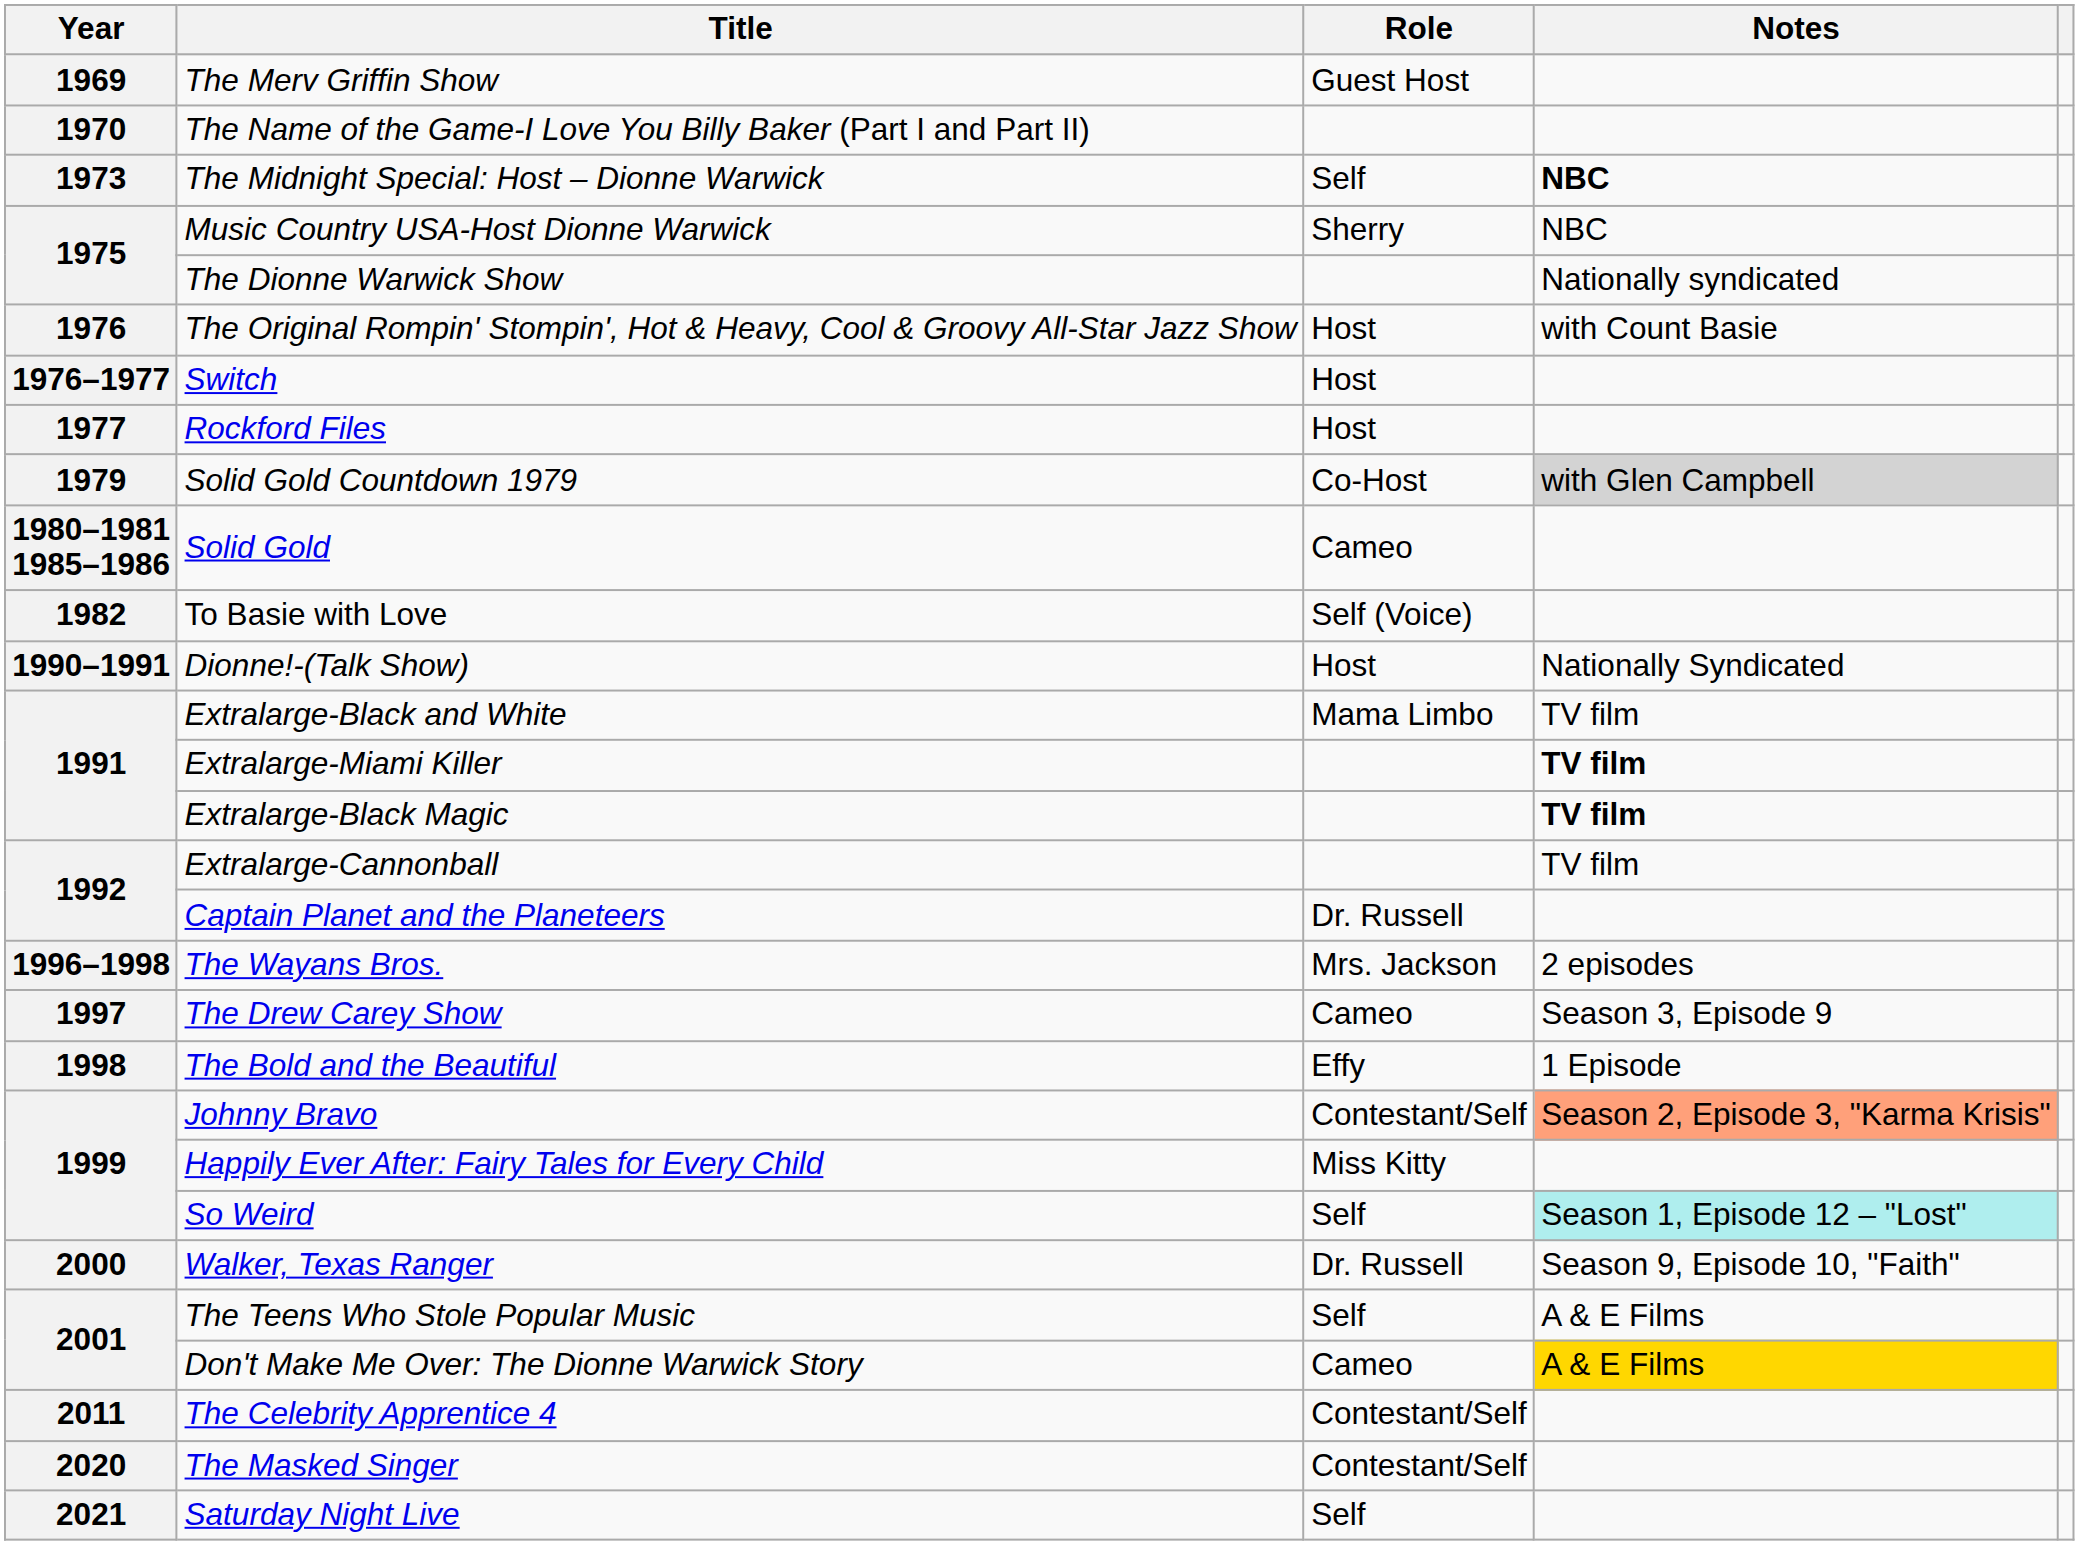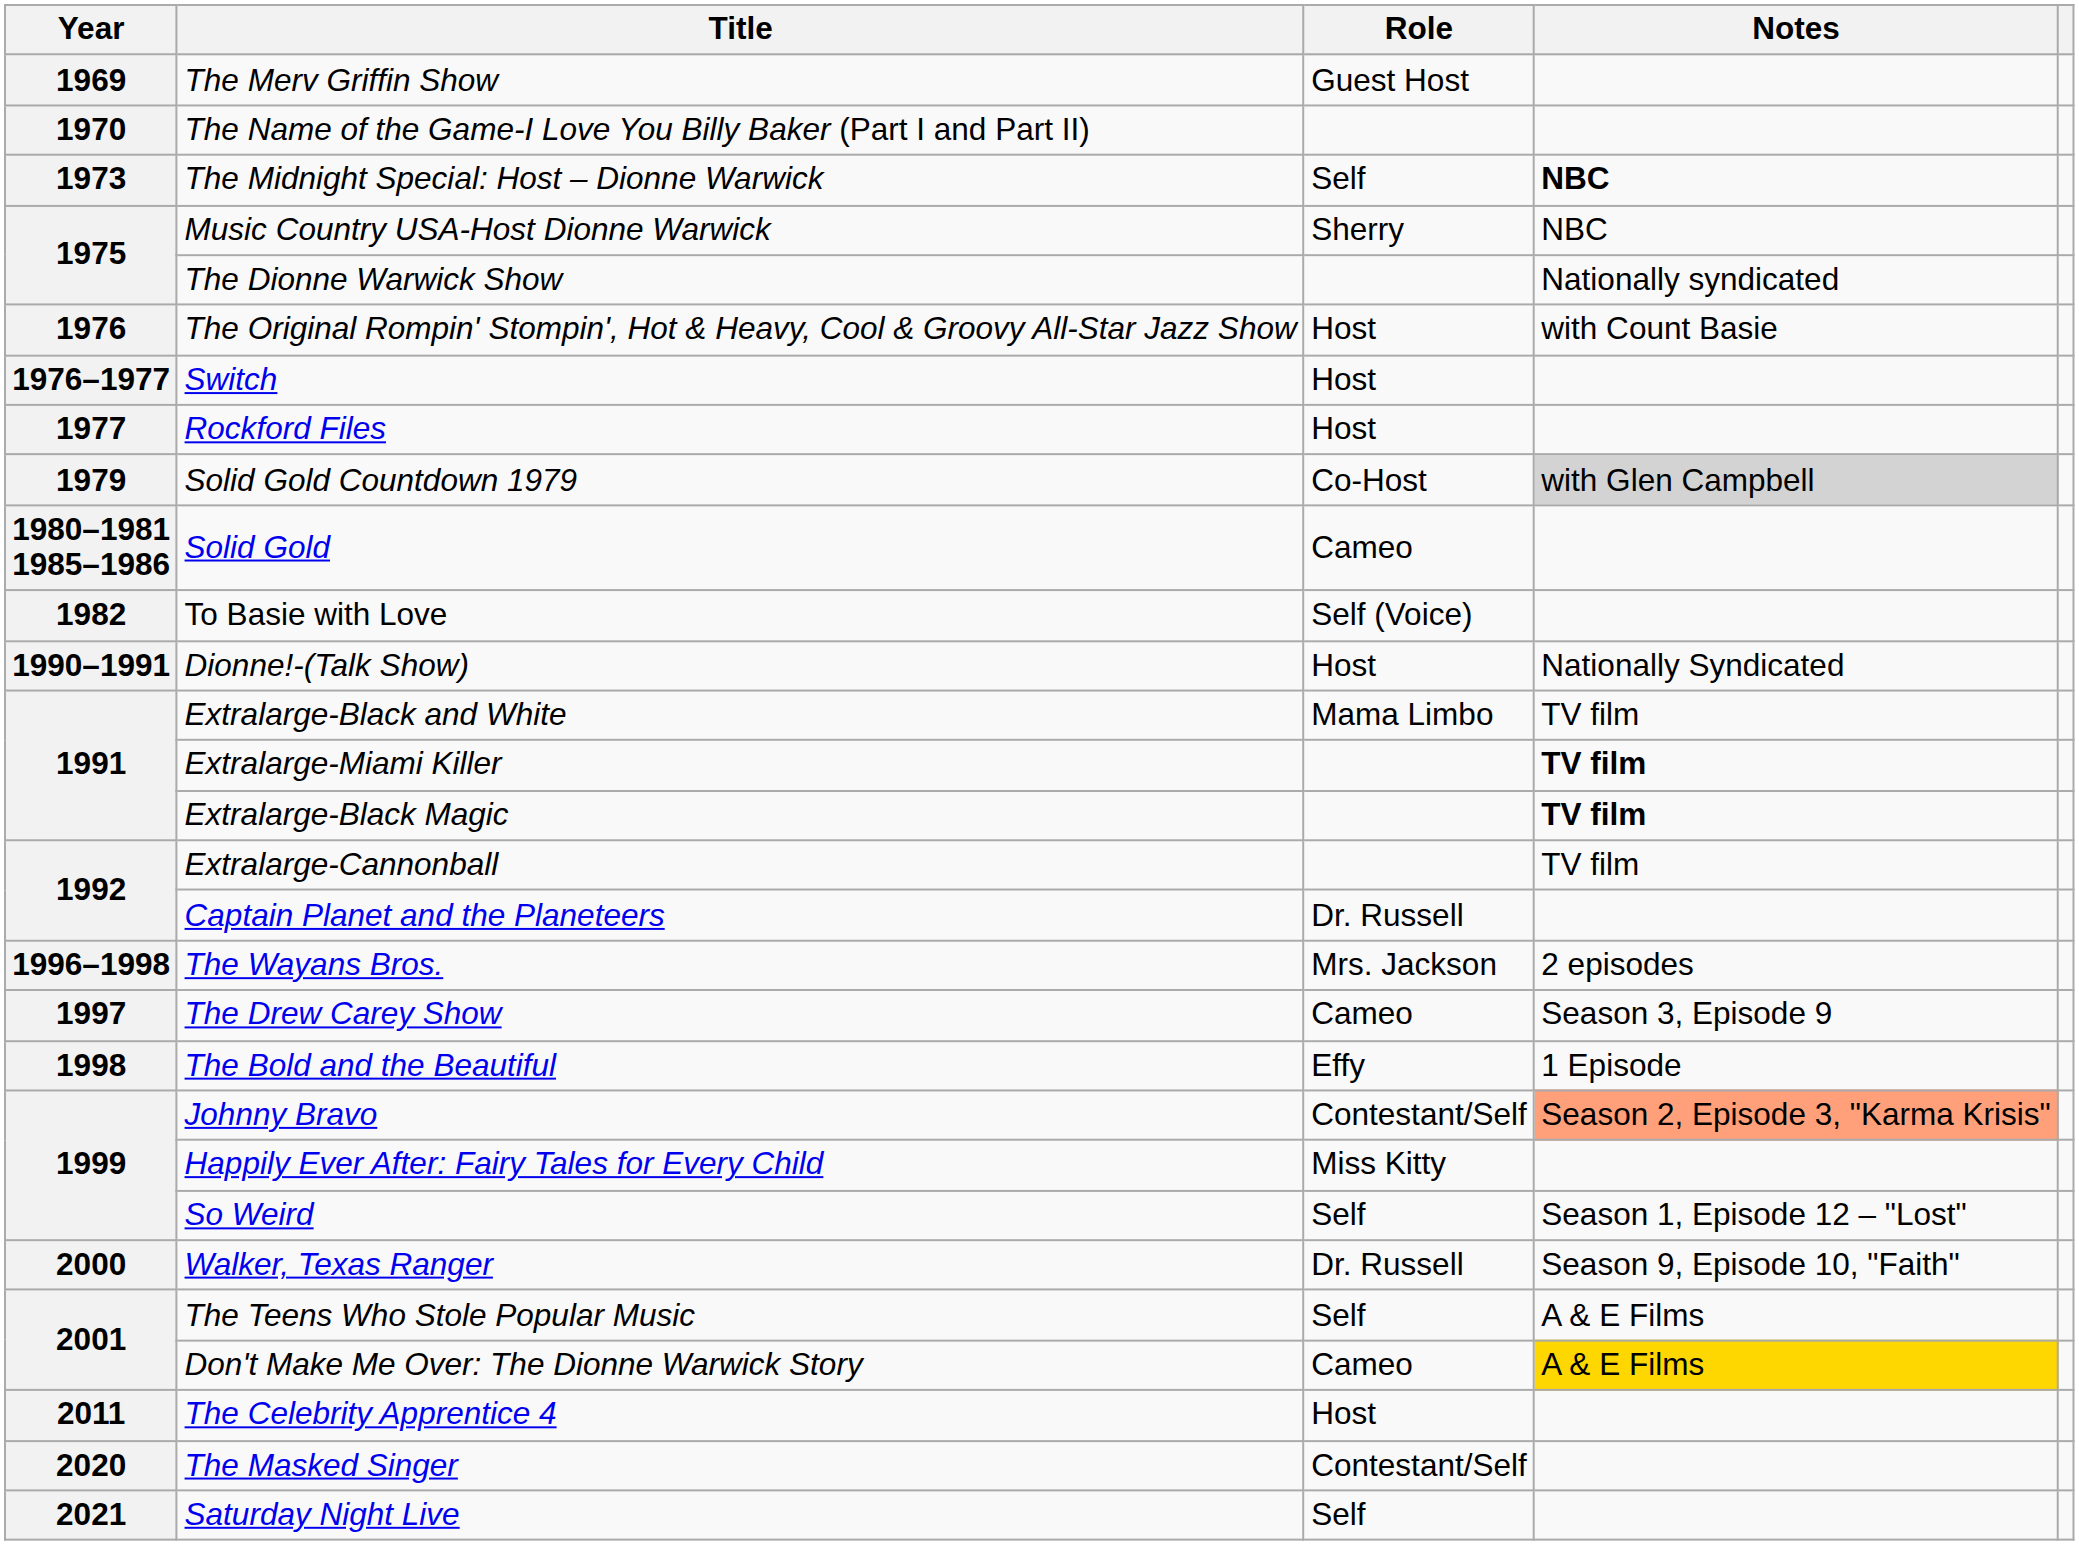(1754, 1214) paleturquoise background -> (1754, 1214) no background
(1419, 1414) Contestant/Self -> (1344, 1414) Host
